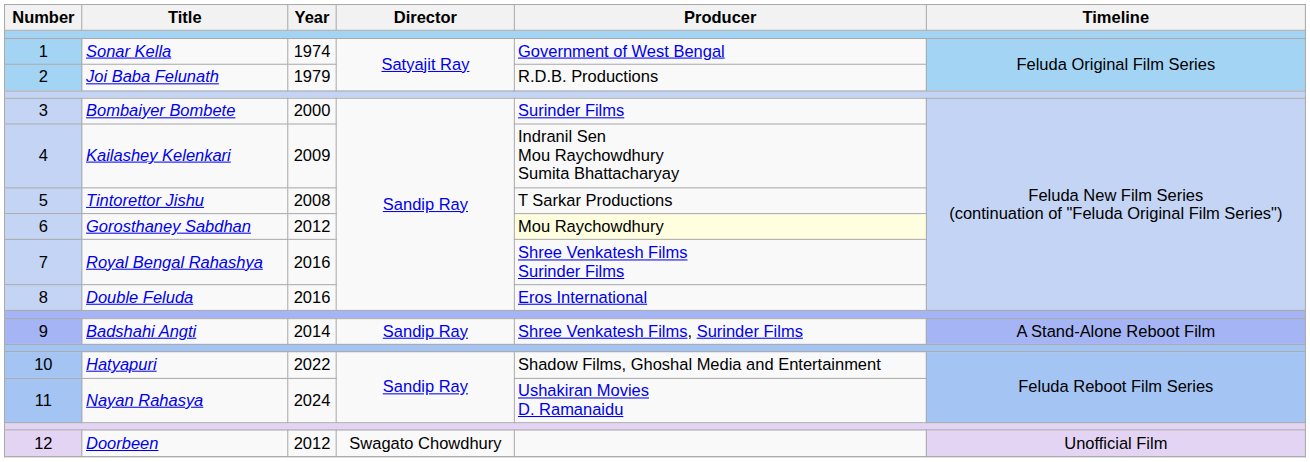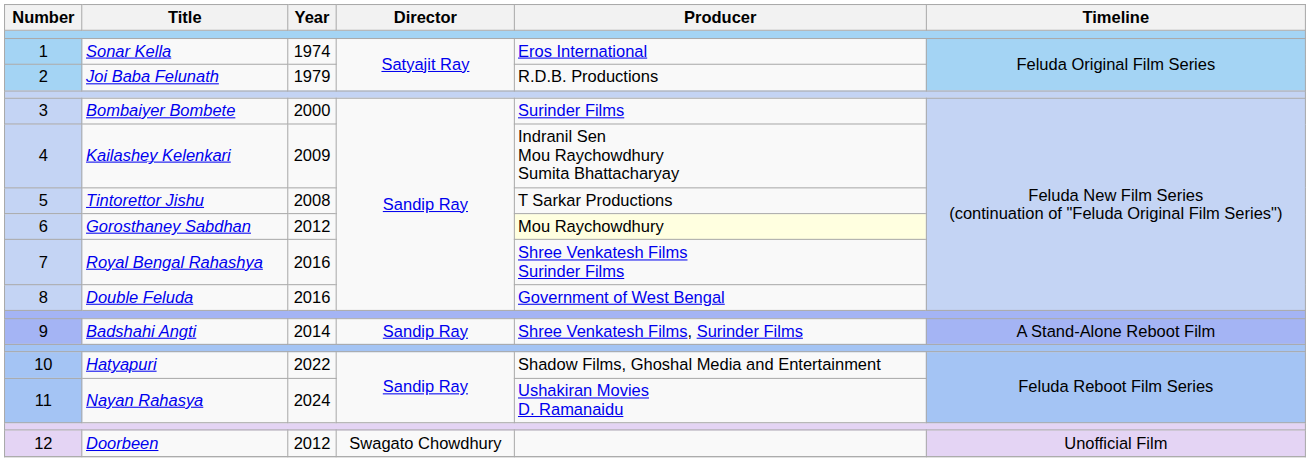(621, 51) Government of West Bengal -> (583, 51) Eros International
(583, 297) Eros International -> (621, 297) Government of West Bengal
